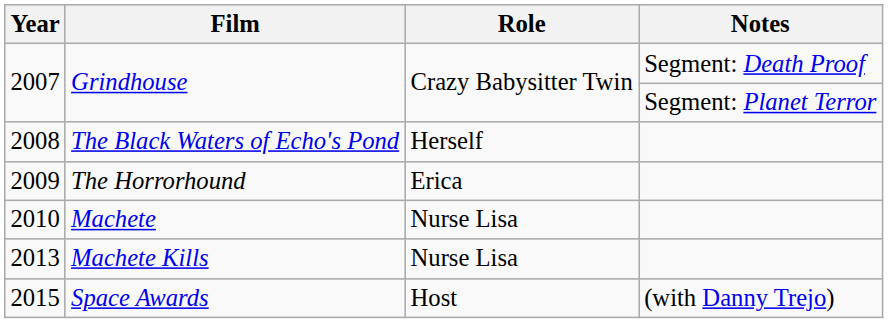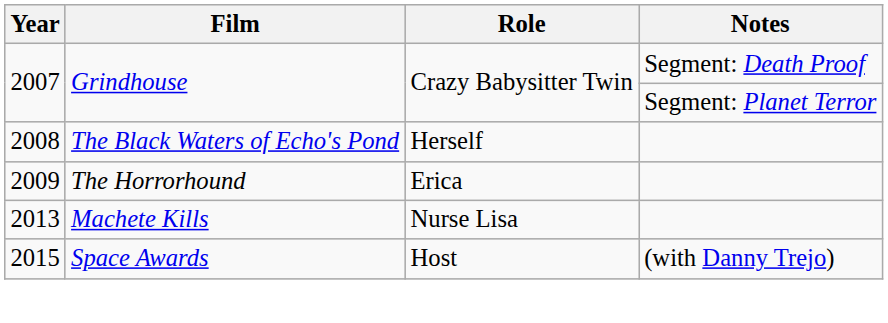- row: (35, 219)
